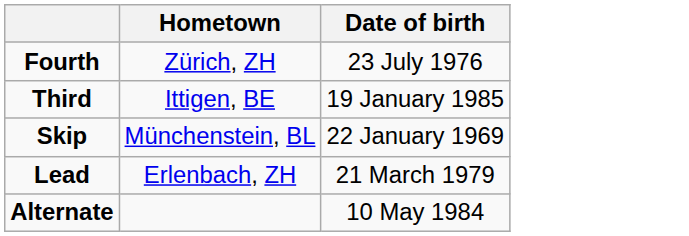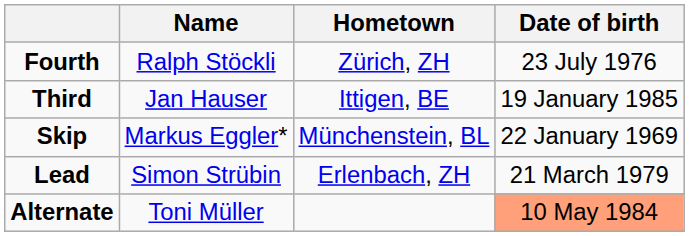+ column: (206, 23)
(415, 212) no background -> (589, 212) lightsalmon background
